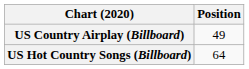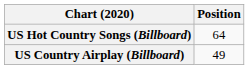rows swapped: (99, 34) <-> (99, 54)
